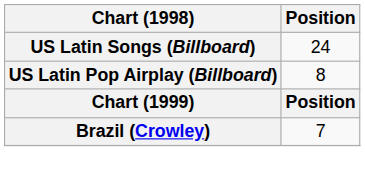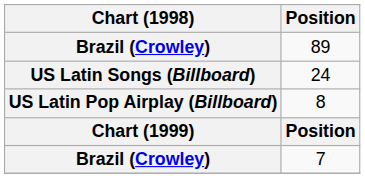+ row: (321, 46)
